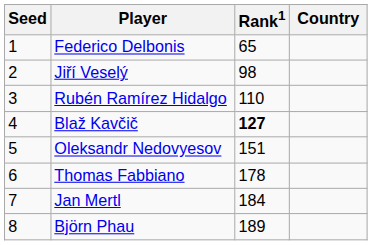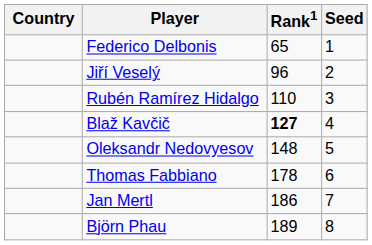columns swapped: (328, 19) <-> (28, 19)
(247, 72) 98 -> (280, 72) 96
(252, 149) 151 -> (284, 149) 148
(252, 201) 184 -> (284, 201) 186
